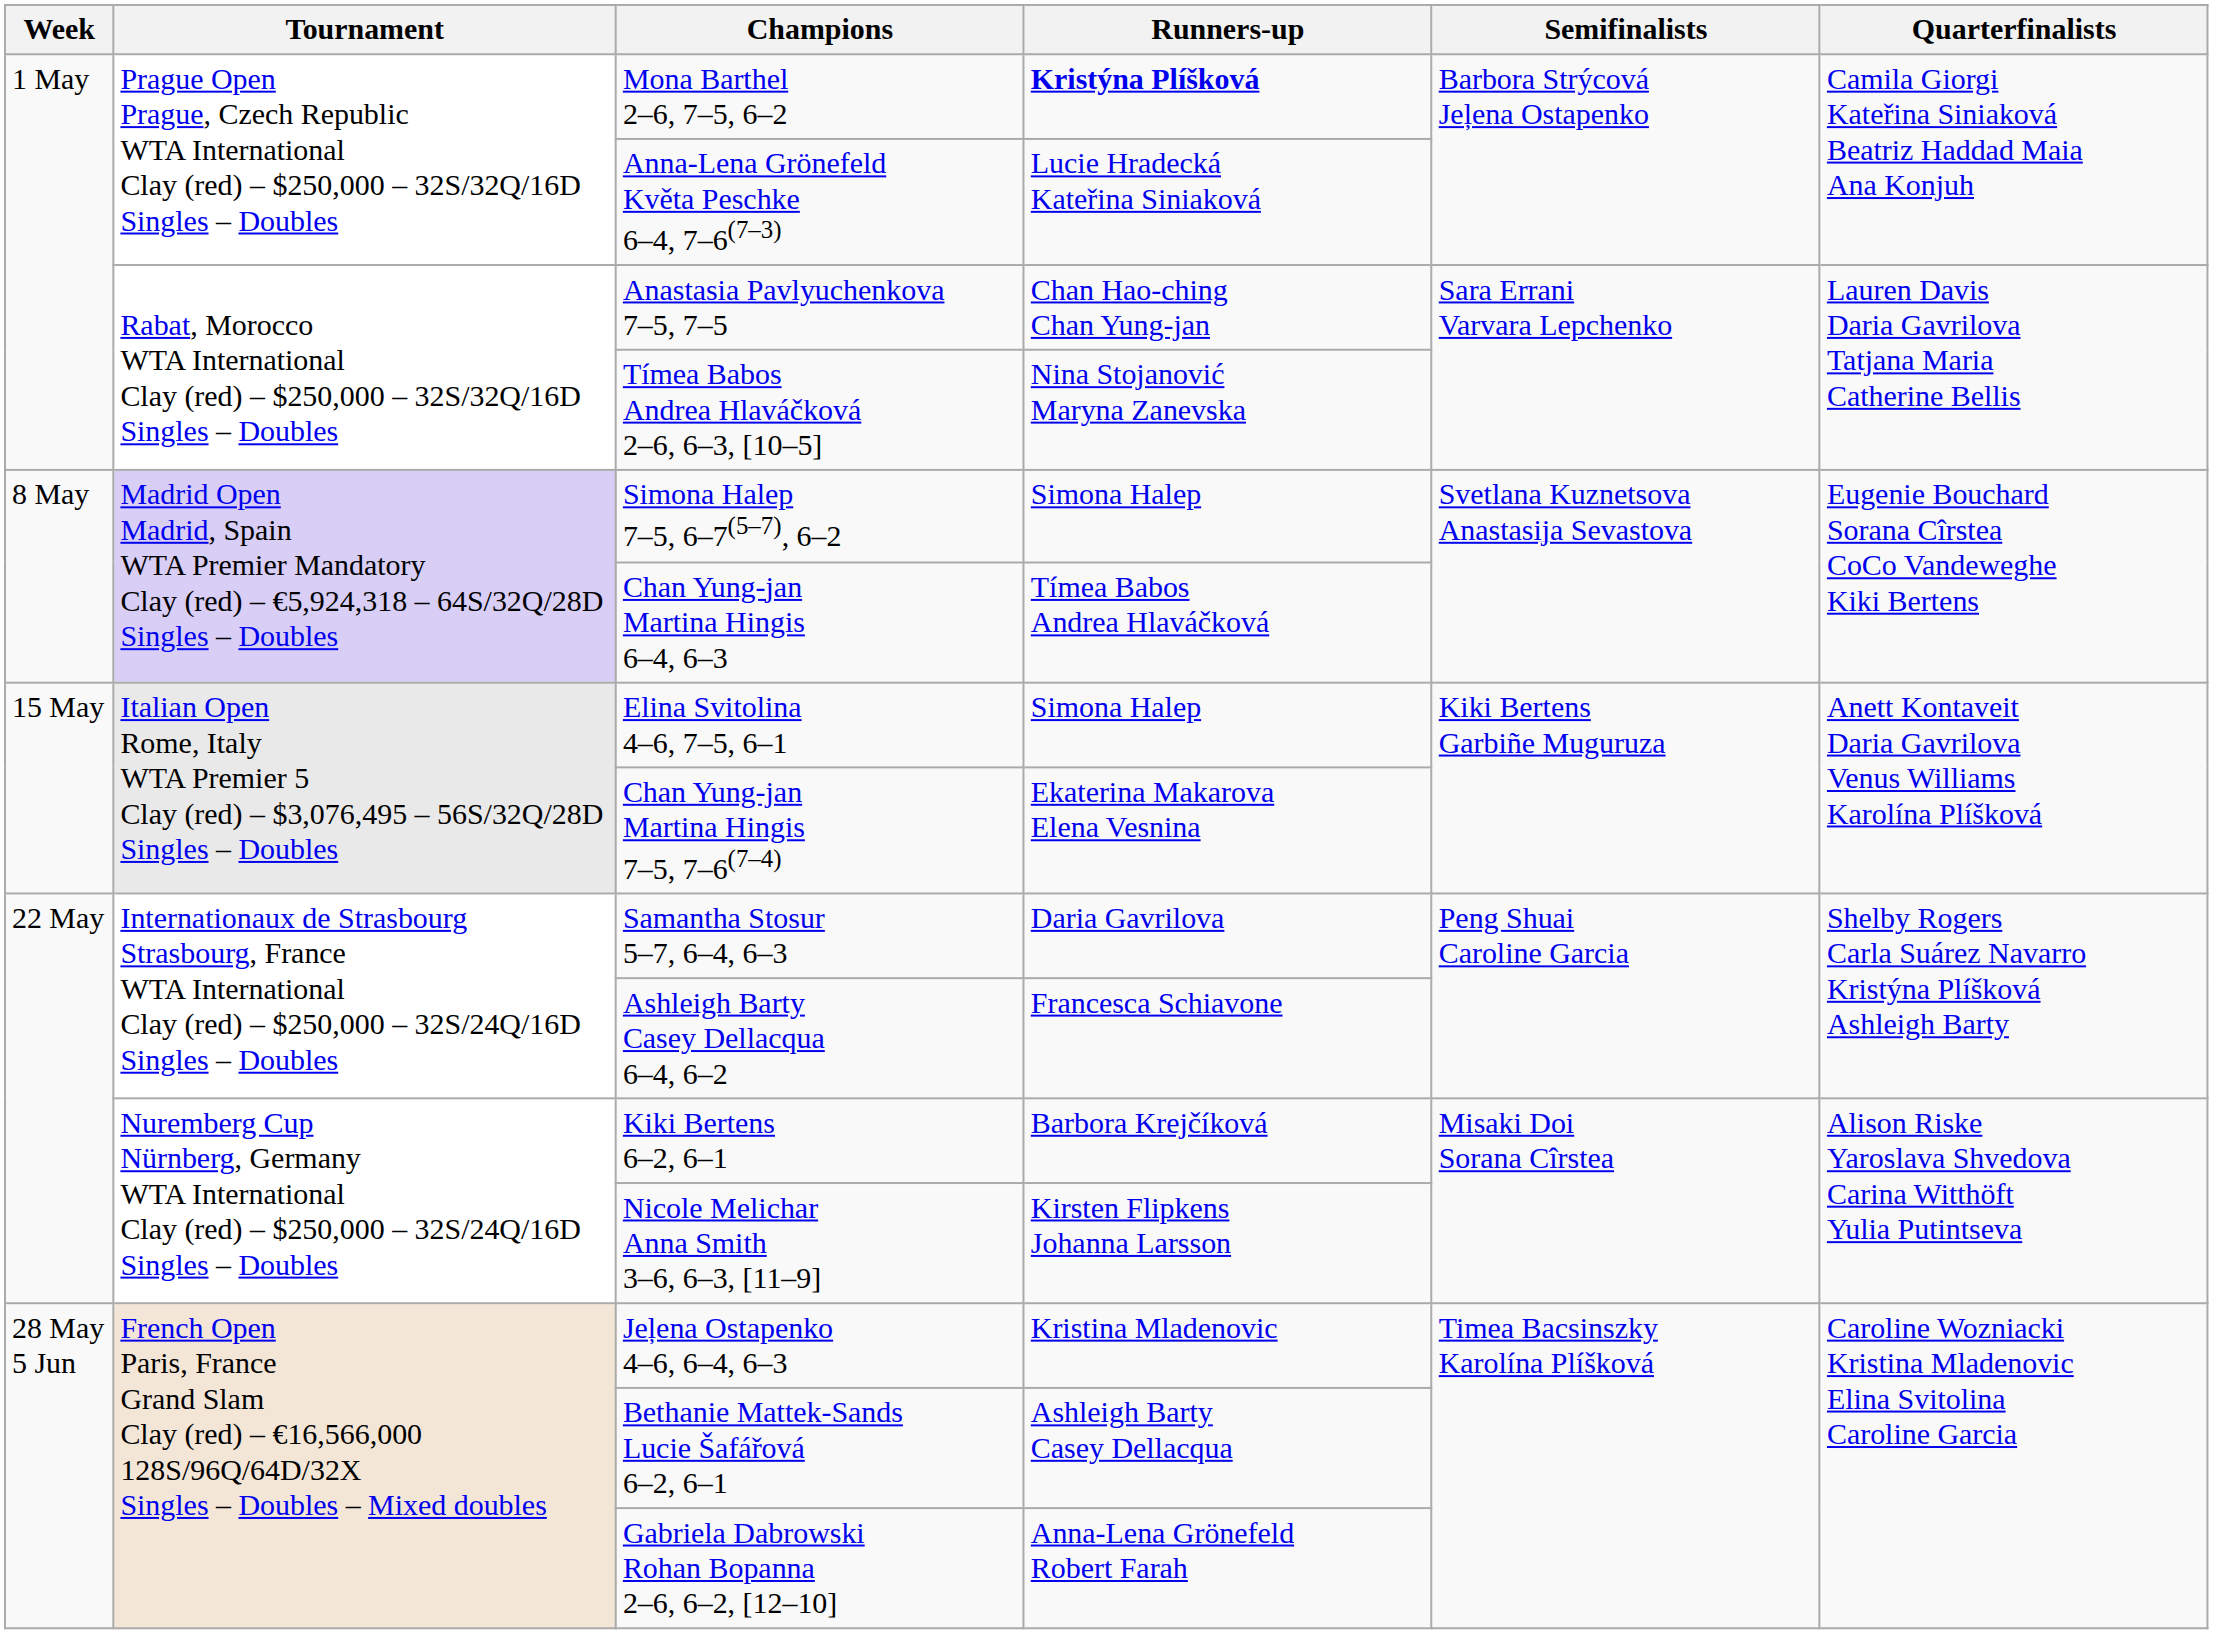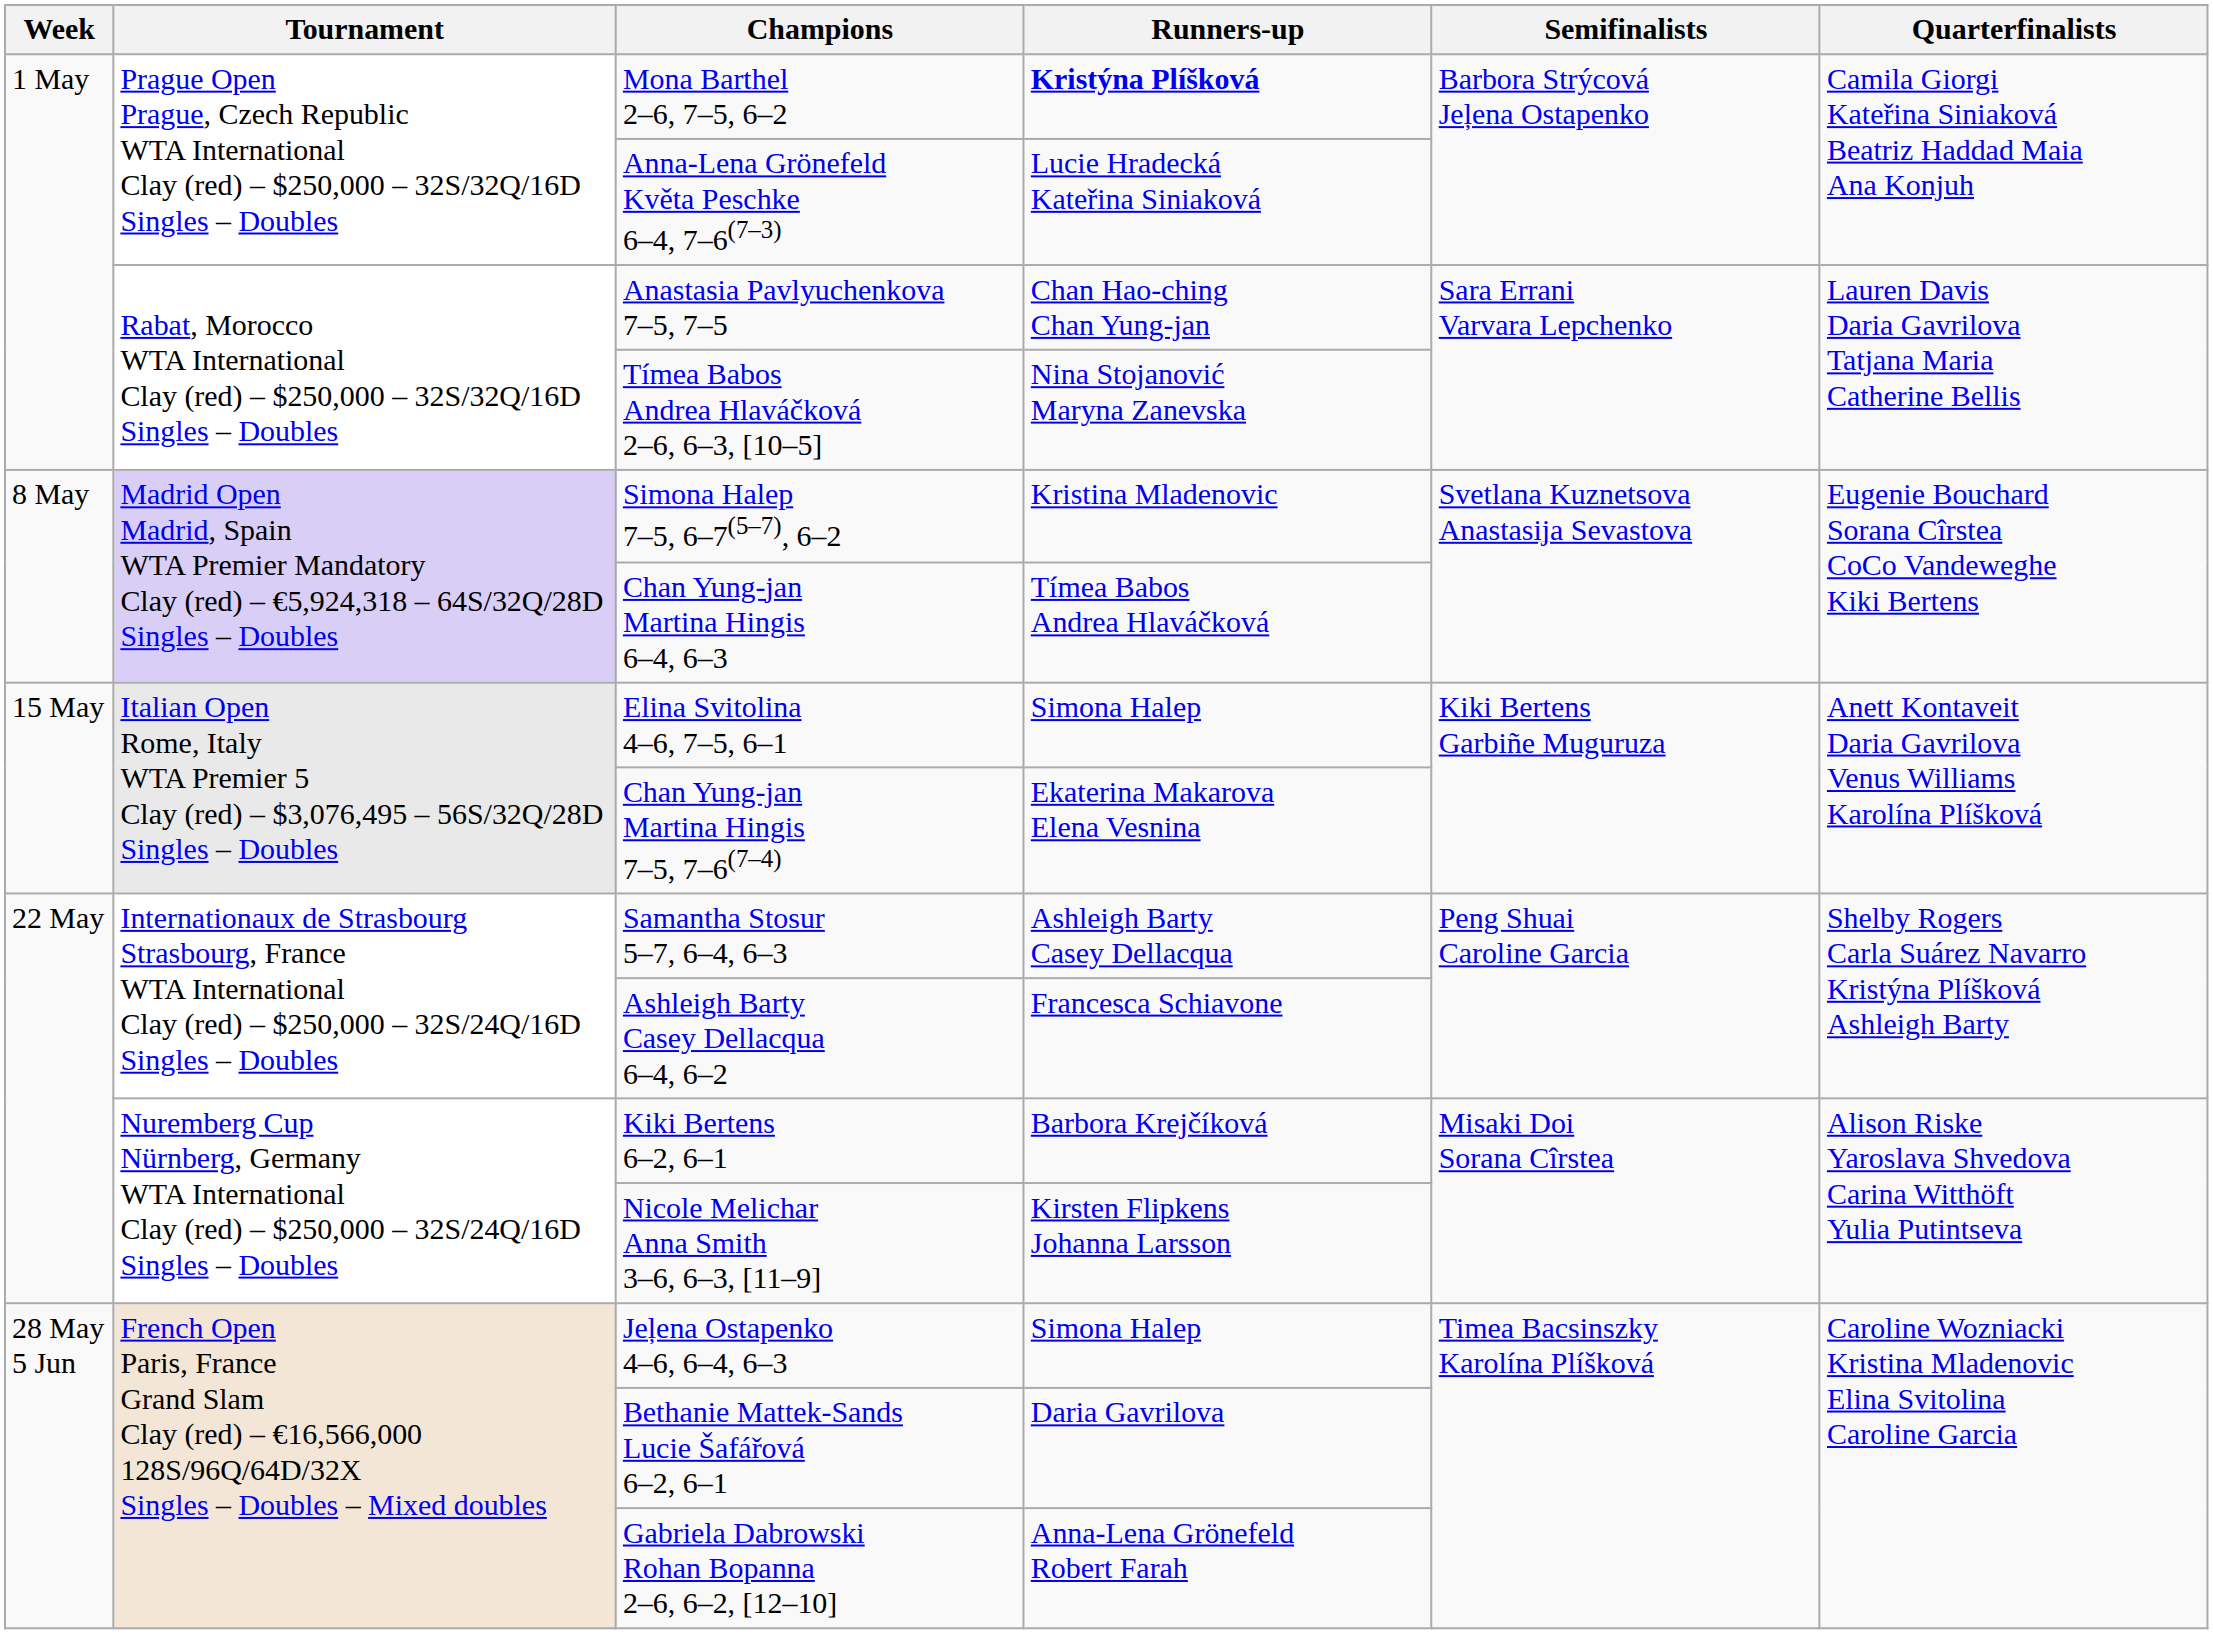(1116, 495) Simona Halep -> (1154, 495) Kristina Mladenovic
(1128, 917) Daria Gavrilova -> (1132, 935) Ashleigh Barty Casey Dellacqua
(1154, 1327) Kristina Mladenovic -> (1116, 1327) Simona Halep
(1132, 1430) Ashleigh Barty Casey Dellacqua -> (1128, 1412) Daria Gavrilova
